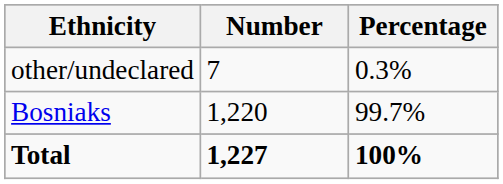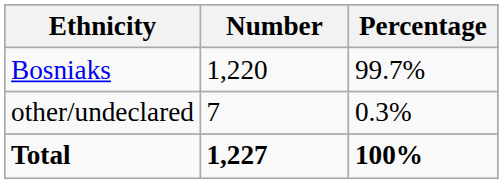rows swapped: (61, 112) <-> (102, 69)
